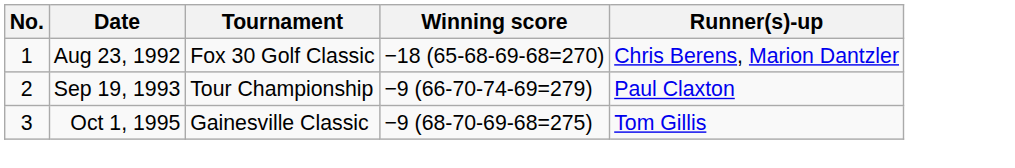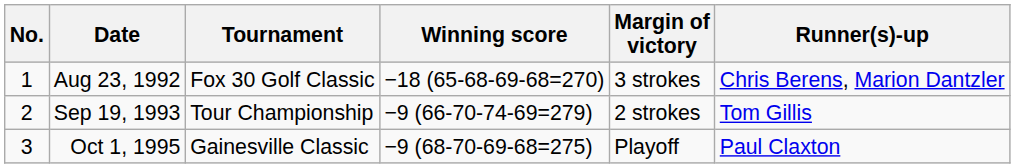+ column: (662, 34)
(674, 89) Paul Claxton -> (766, 113) Tom Gillis
(660, 123) Tom Gillis -> (780, 147) Paul Claxton
